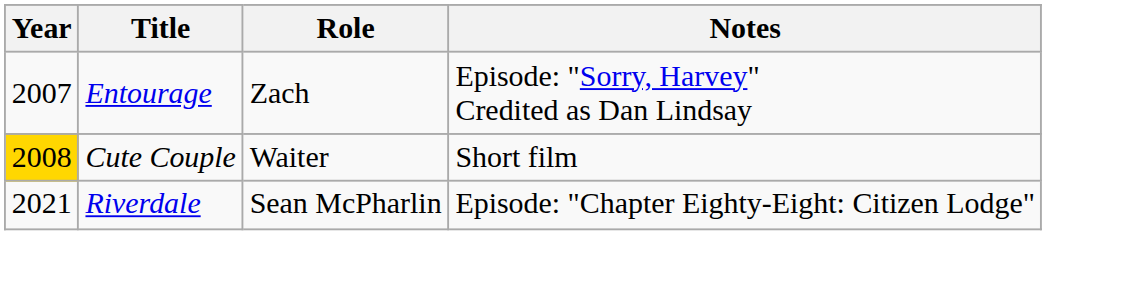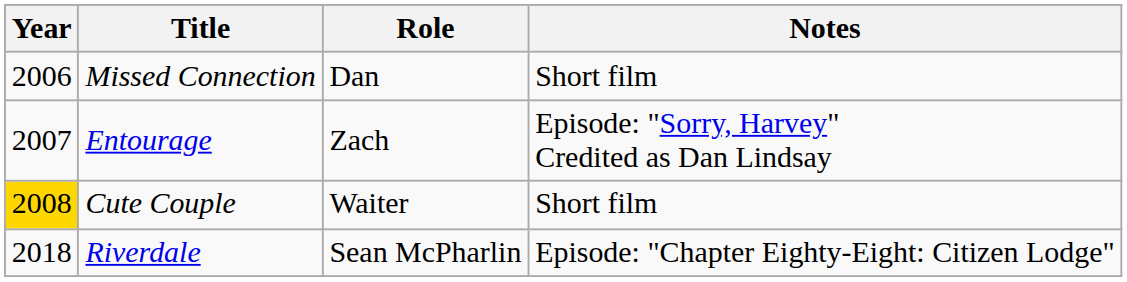+ row: (201, 75)
(42, 204) 2021 -> (42, 251) 2018
